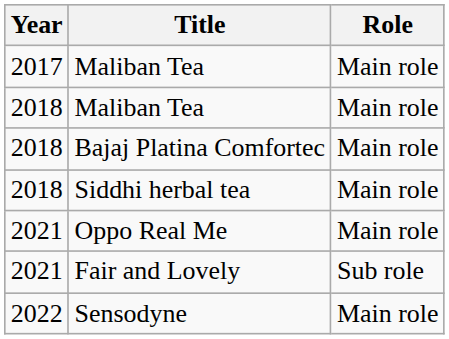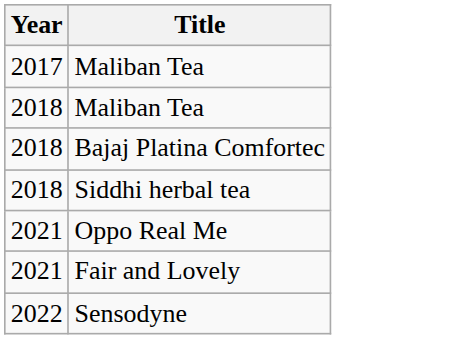- column: (388, 25)
